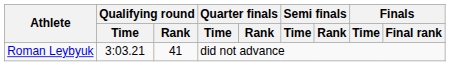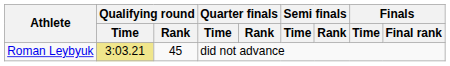(125, 52) no background -> (125, 52) khaki background
(176, 52) 41 -> (176, 52) 45
